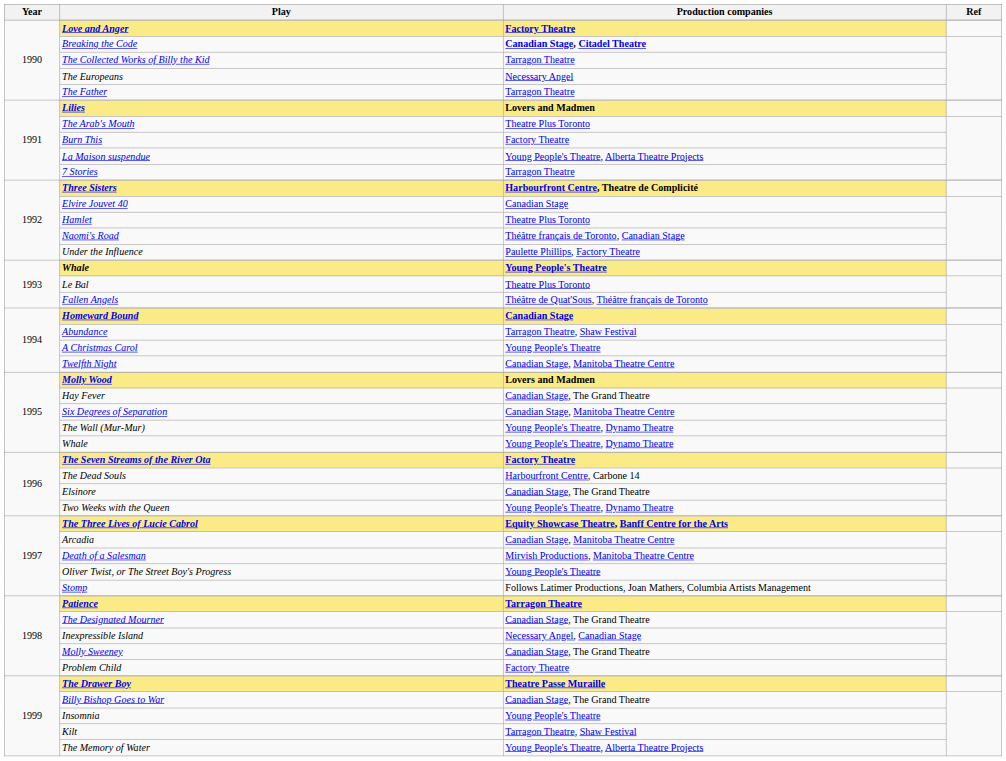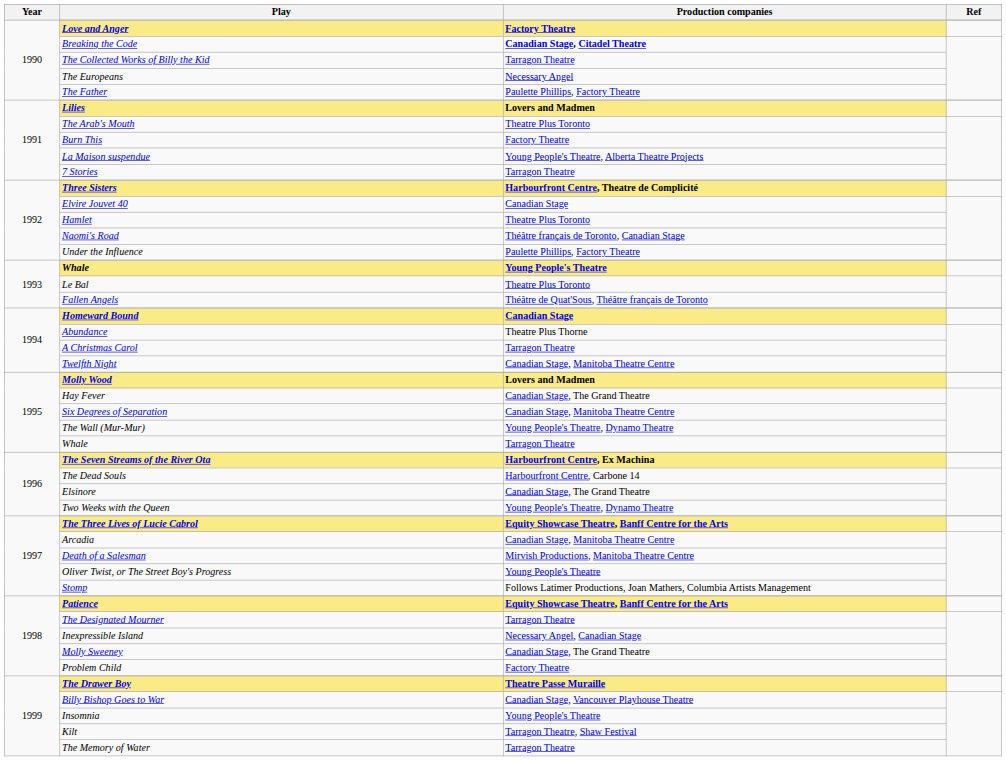(540, 92) Tarragon Theatre -> (573, 92) Paulette Phillips, Factory Theatre
(571, 332) Tarragon Theatre, Shaw Festival -> (546, 332) Theatre Plus Thorne
(553, 348) Young People's Theatre -> (540, 348) Tarragon Theatre
(589, 444) Young People's Theatre, Dynamo Theatre -> (540, 444) Tarragon Theatre
(540, 460) Factory Theatre -> (580, 460) Harbourfront Centre, Ex Machina
(544, 603) Tarragon Theatre -> (617, 603) Equity Showcase Theatre, Banff Centre for the Arts
(577, 619) Canadian Stage, The Grand Theatre -> (540, 619) Tarragon Theatre
(577, 699) Canadian Stage, The Grand Theatre -> (599, 699) Canadian Stage, Vancouver Playhouse Theatre
(604, 747) Young People's Theatre, Alberta Theatre Projects -> (540, 747) Tarragon Theatre
